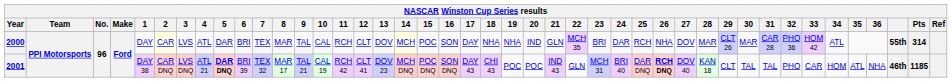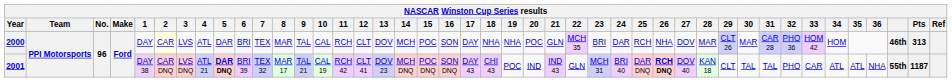(406, 43) lightyellow background -> (406, 43) no background
(534, 43) IND -> (534, 43) POC
(837, 43) ATL -> (837, 43) HOM
(898, 43) 55th -> (898, 43) 46th
(919, 43) 314 -> (919, 43) 313
(534, 66) POC -> (534, 66) IND
(837, 66) HOM -> (837, 66) ATL
(898, 66) 46th -> (898, 66) 55th
(919, 66) 1185 -> (919, 66) 1187
